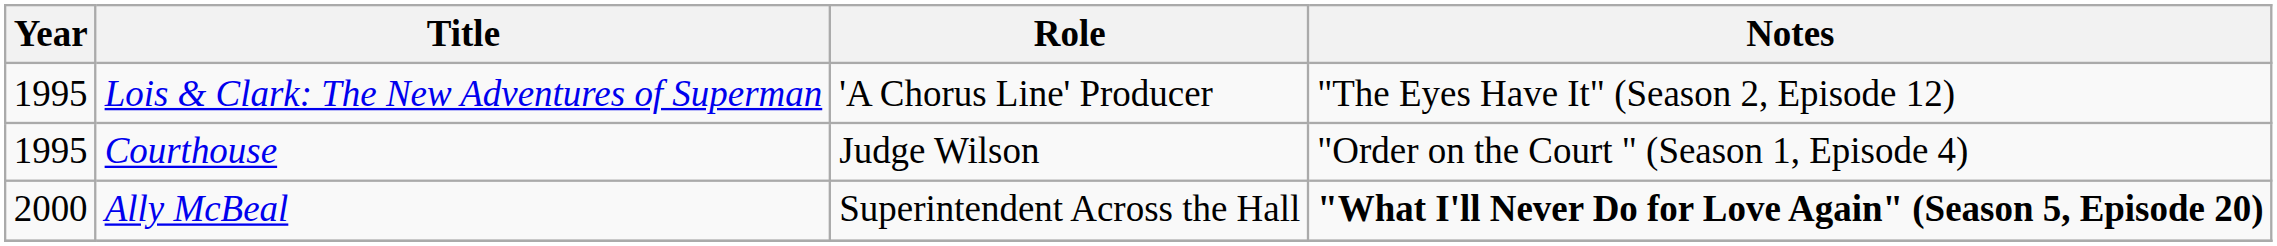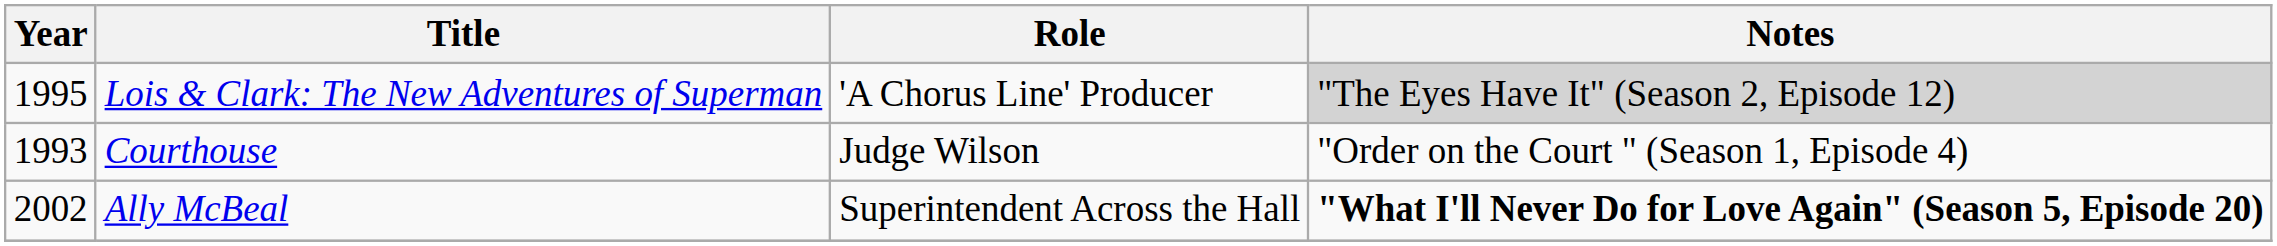(1636, 92) no background -> (1636, 92) lightgrey background
(51, 151) 1995 -> (51, 151) 1993
(51, 209) 2000 -> (51, 209) 2002
